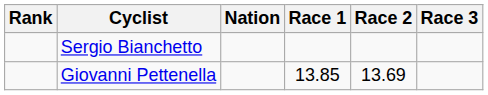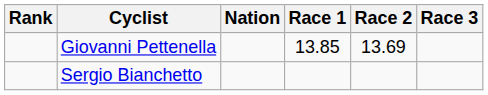rows swapped: (138, 75) <-> (132, 47)
